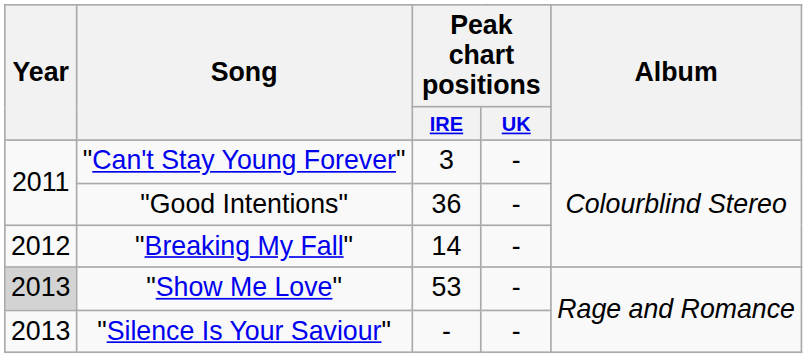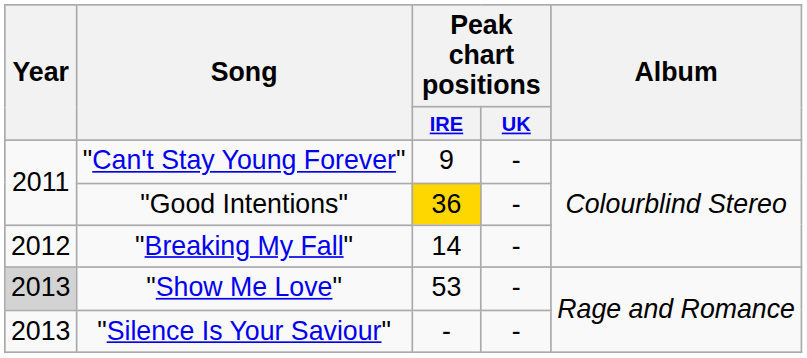(446, 161) 3 -> (446, 161) 9
(446, 203) no background -> (446, 203) gold background
